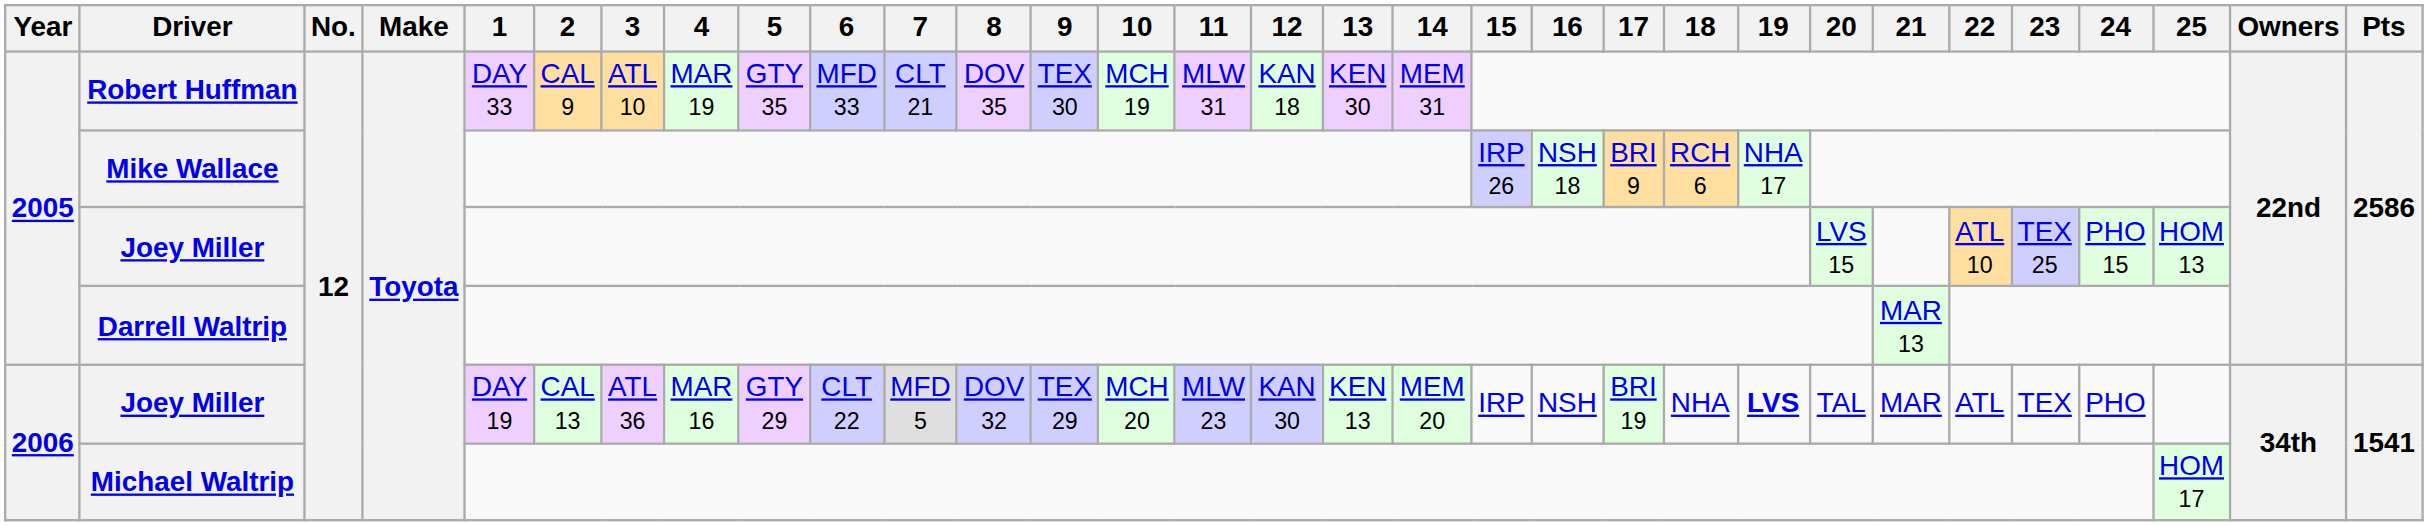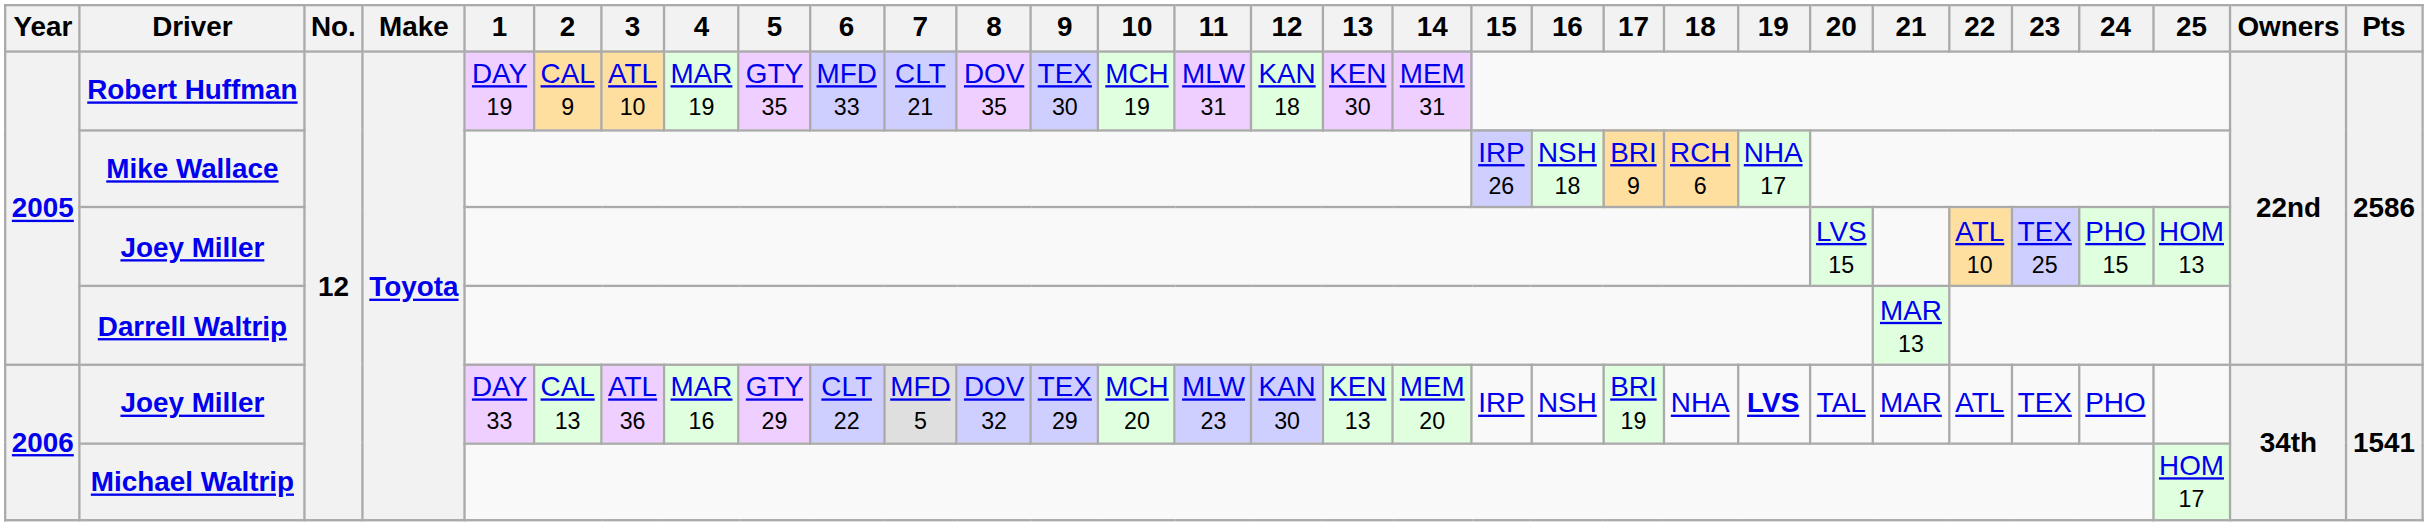(500, 89) DAY 33 -> (500, 89) DAY 19
(500, 403) DAY 19 -> (500, 403) DAY 33
